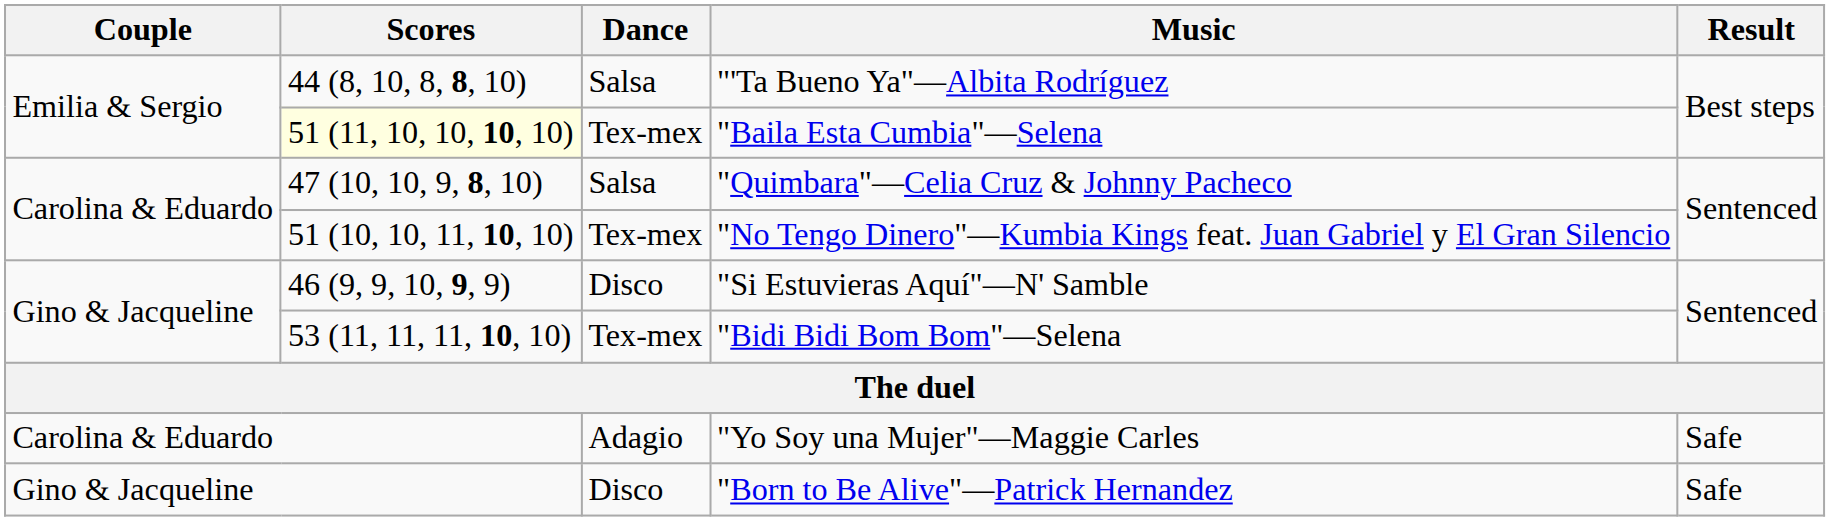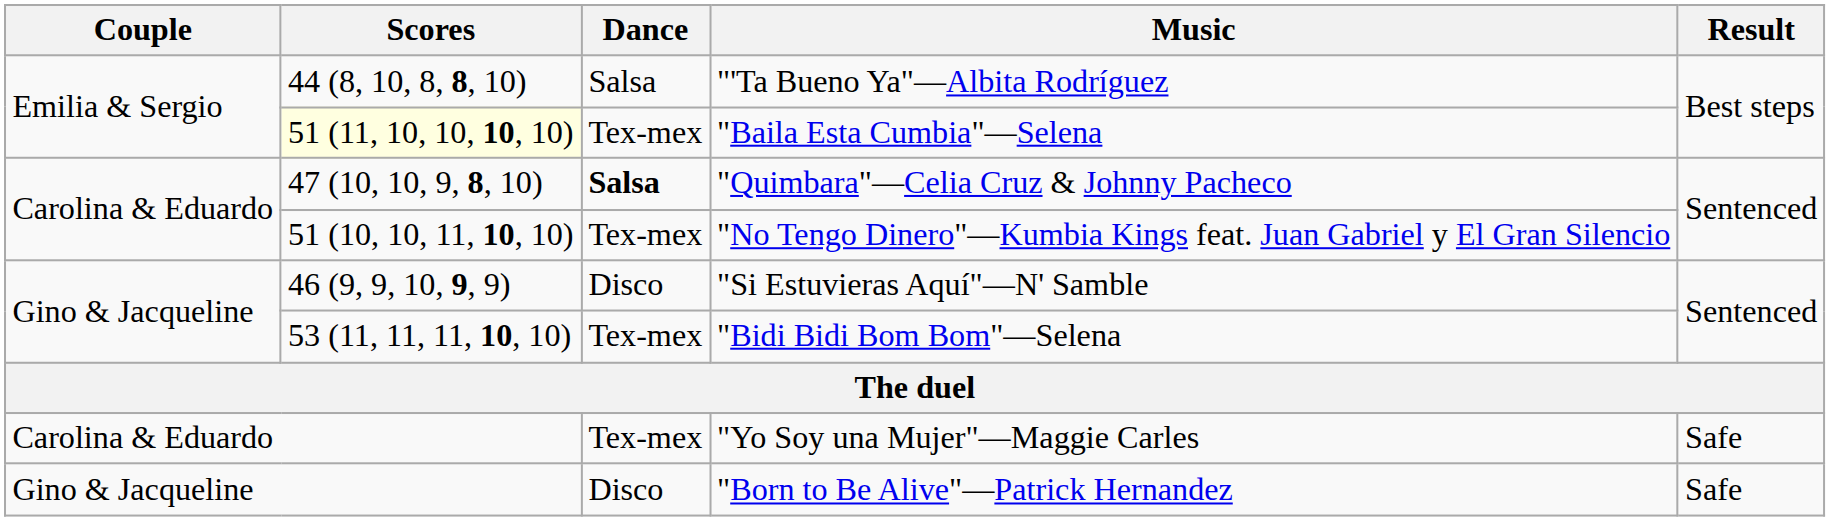(622, 183) normal -> (624, 183) bold
(636, 438) Adagio -> (645, 438) Tex-mex
